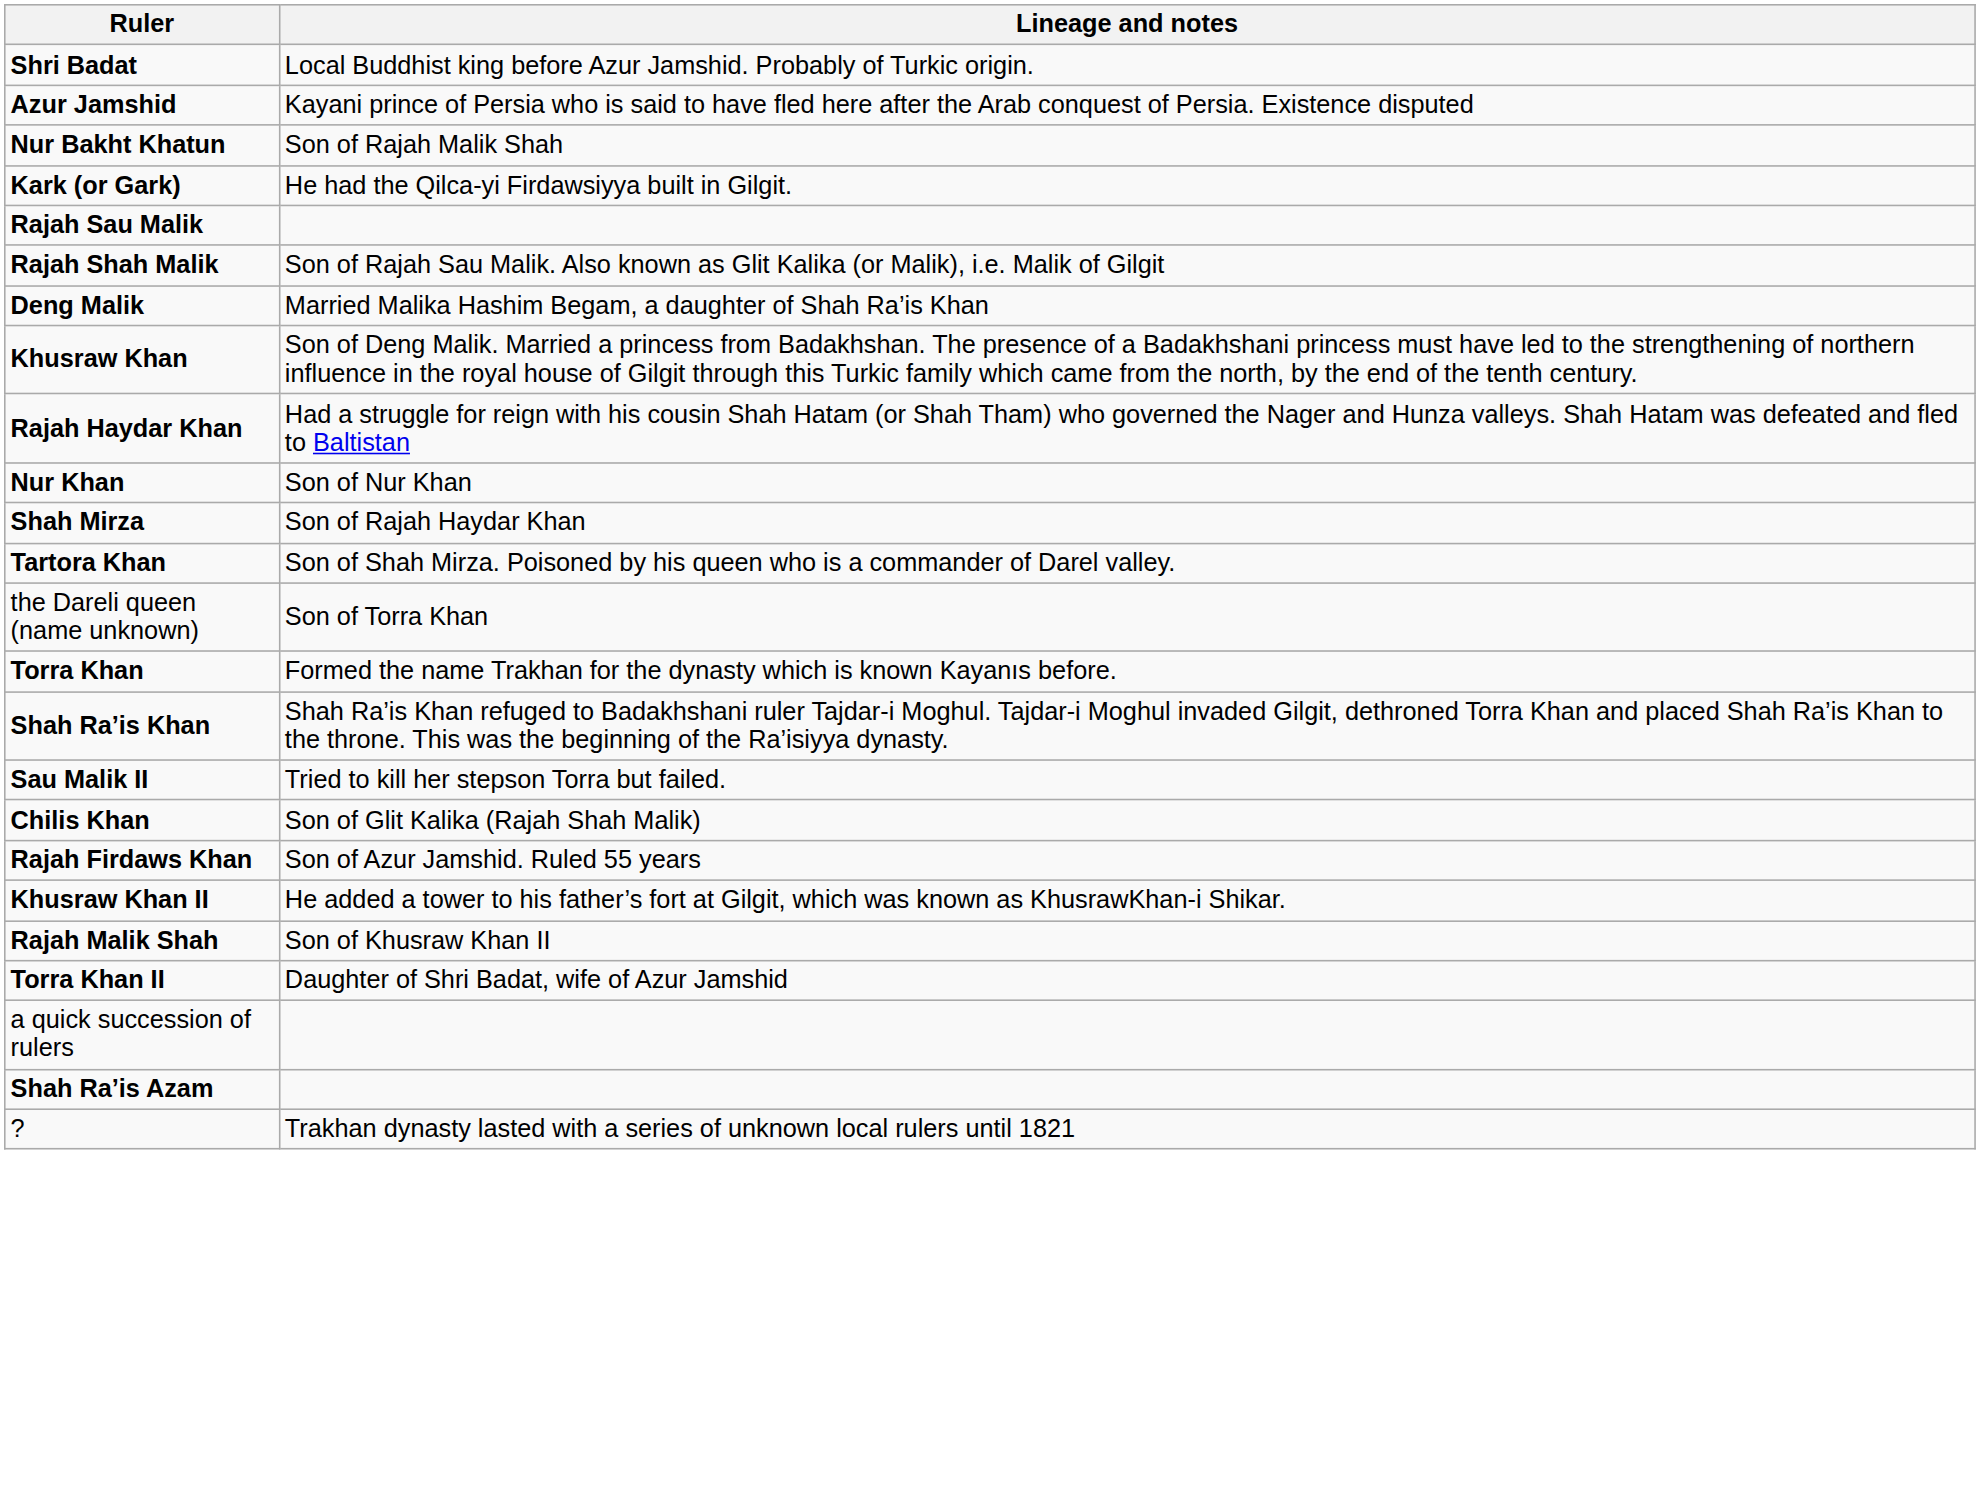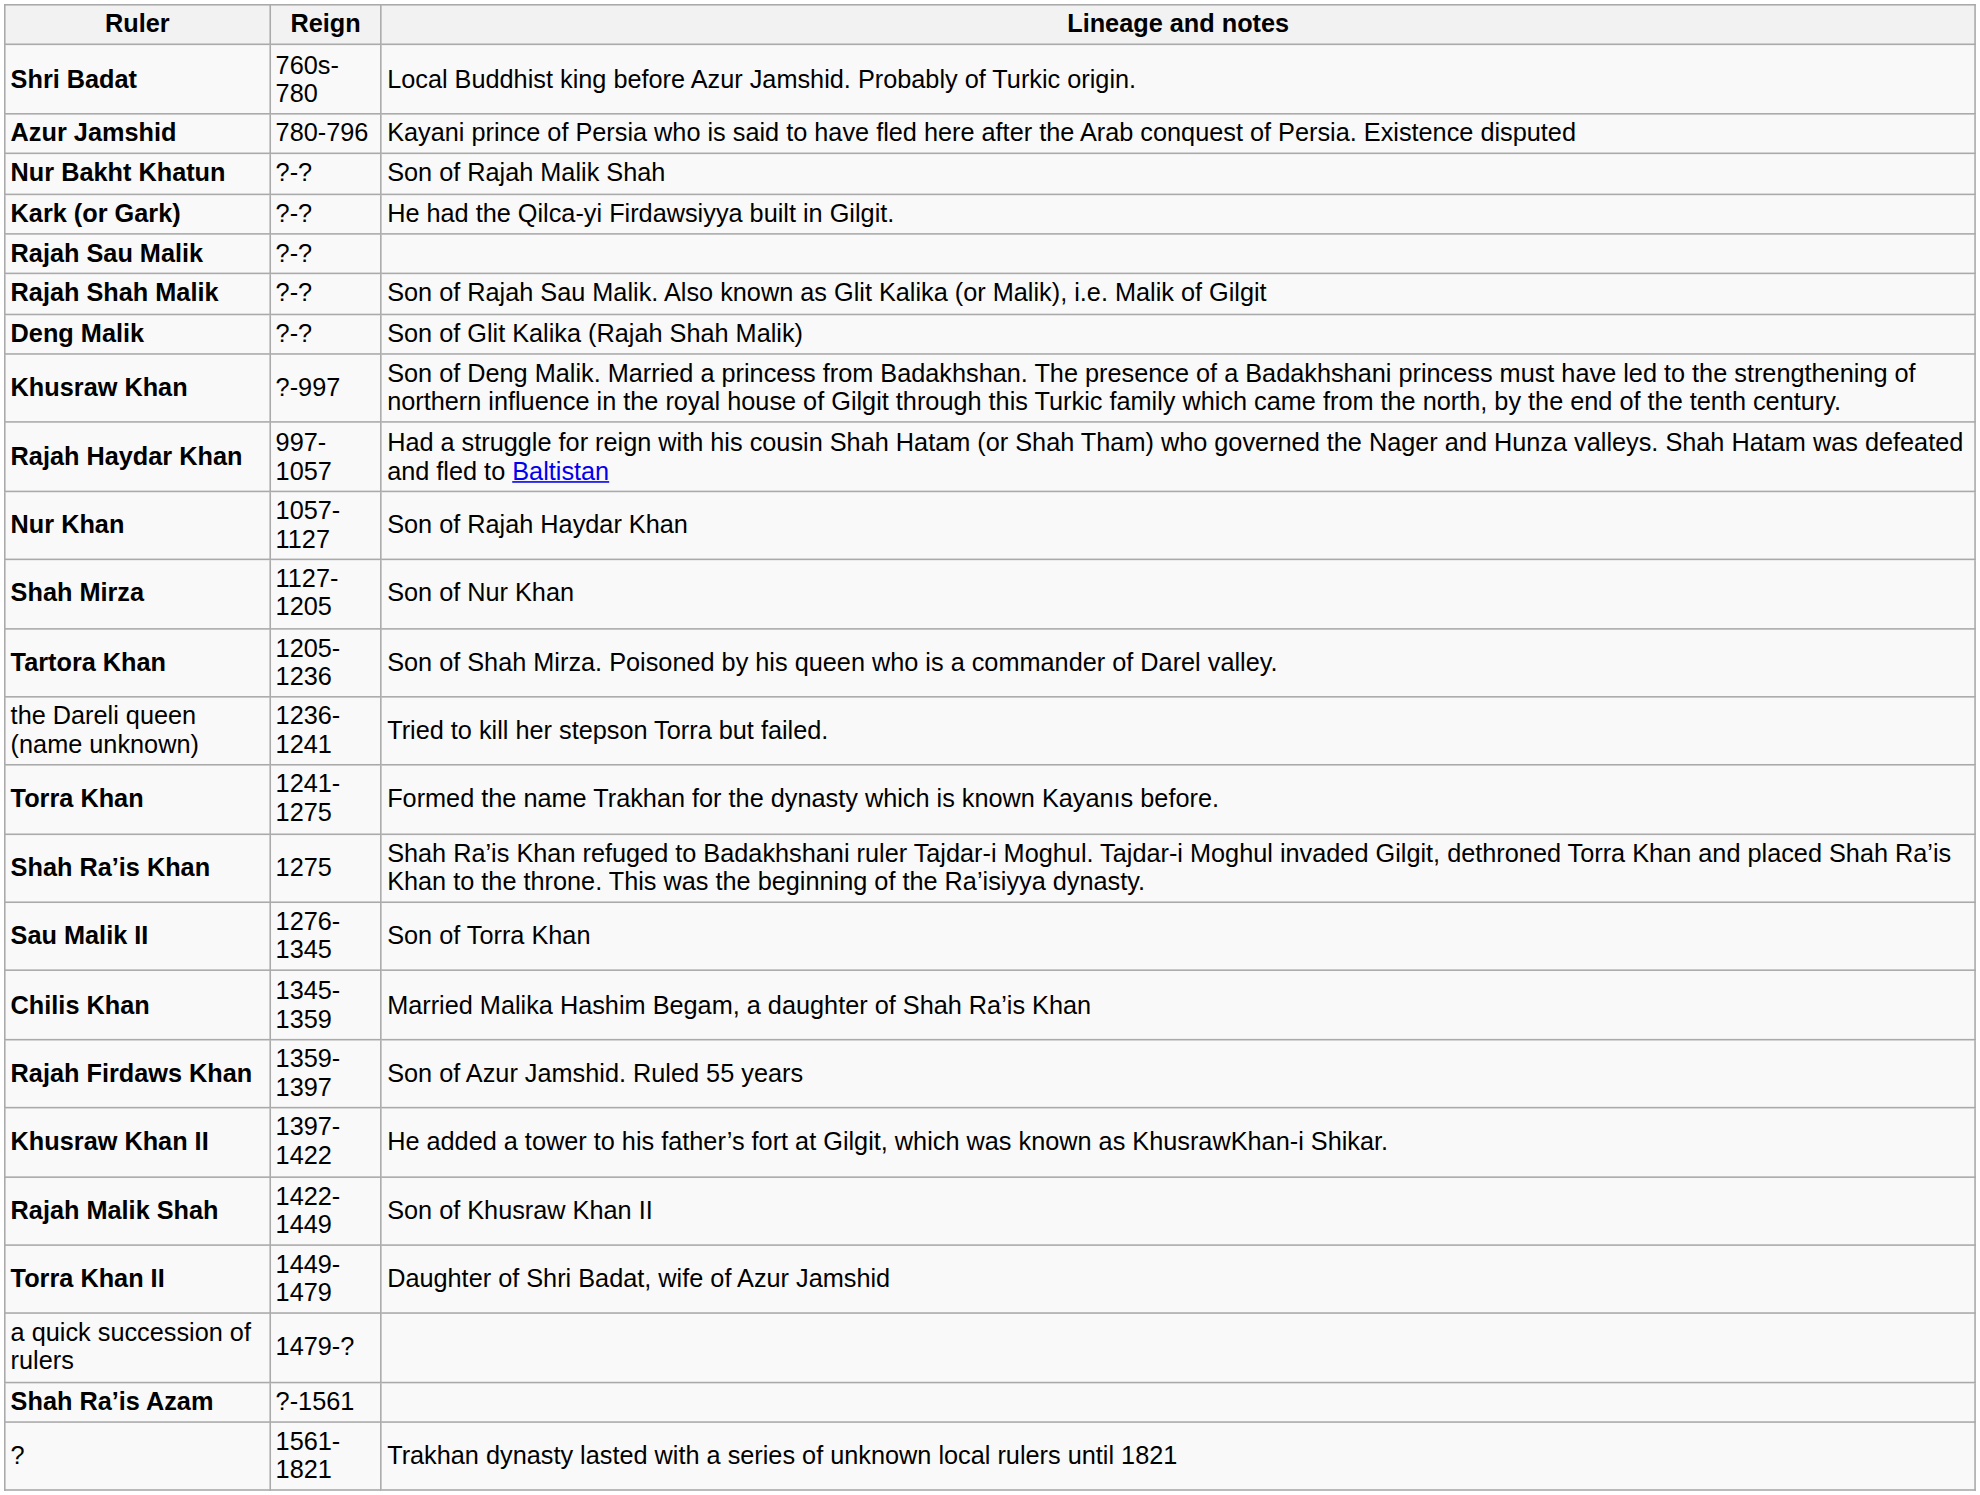+ column: (326, 24)
(637, 305) Married Malika Hashim Begam, a daughter of Shah Ra’is Khan -> (595, 333) Son of Glit Kalika (Rajah Shah Malik)
(378, 482) Son of Nur Khan -> (537, 525) Son of Rajah Haydar Khan
(435, 522) Son of Rajah Haydar Khan -> (481, 593) Son of Nur Khan
(387, 616) Son of Torra Khan -> (608, 730) Tried to kill her stepson Torra but failed.
(505, 779) Tried to kill her stepson Torra but failed. -> (489, 936) Son of Torra Khan
(493, 819) Son of Glit Kalika (Rajah Shah Malik) -> (739, 1004) Married Malika Hashim Begam, a daughter of Shah Ra’is Khan
